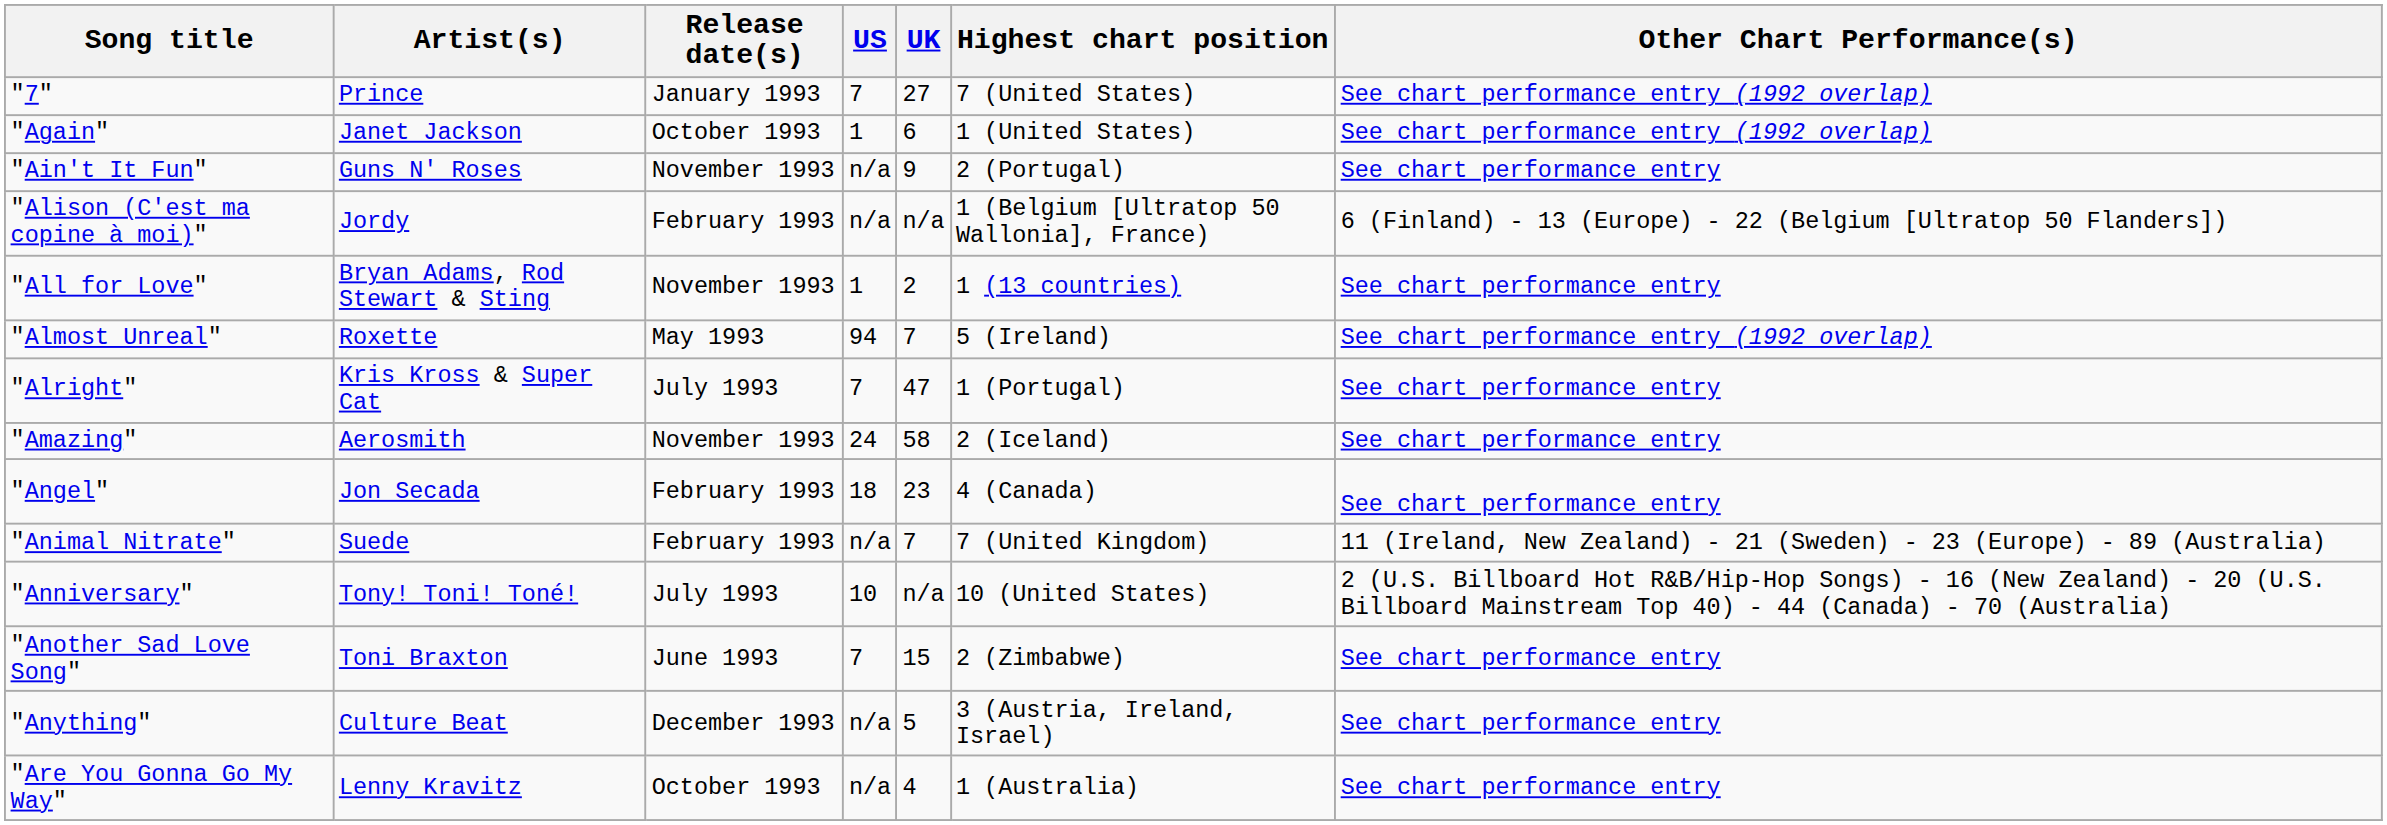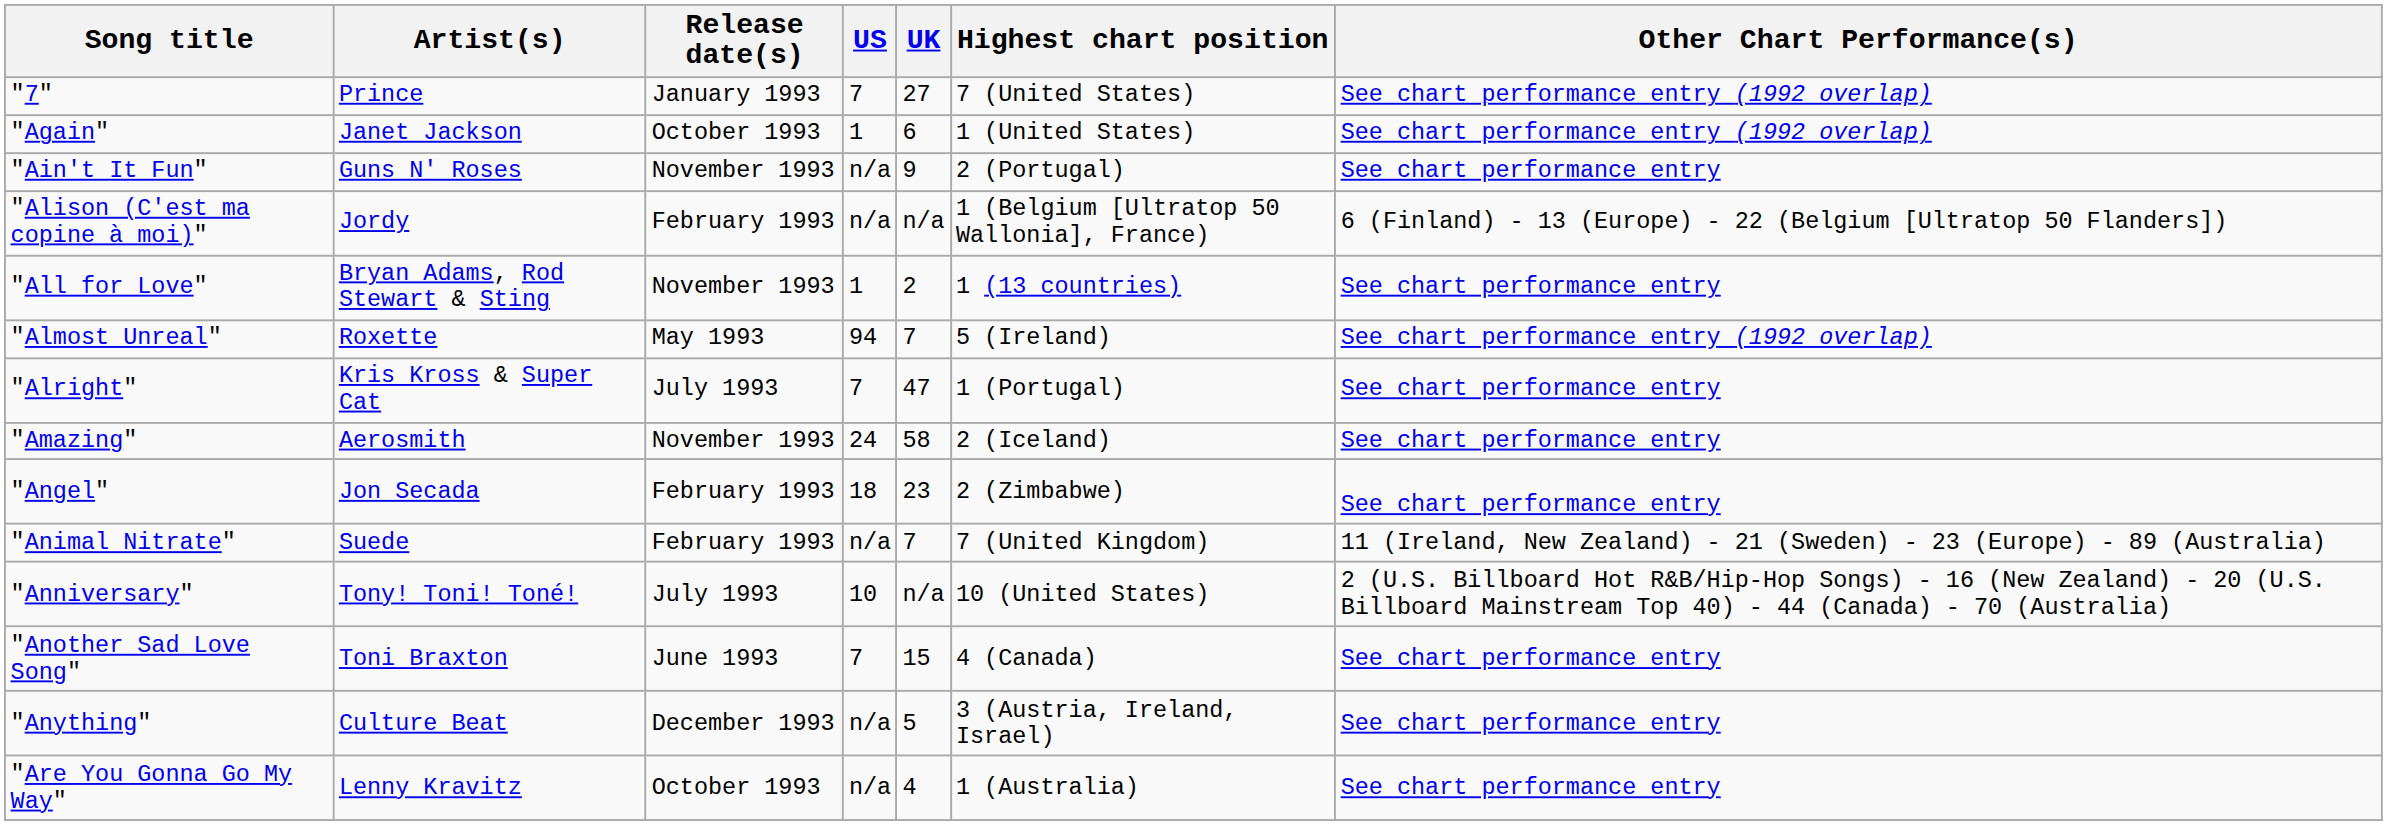(1026, 492) 4 (Canada) -> (1040, 492) 2 (Zimbabwe)
(1040, 659) 2 (Zimbabwe) -> (1026, 659) 4 (Canada)
